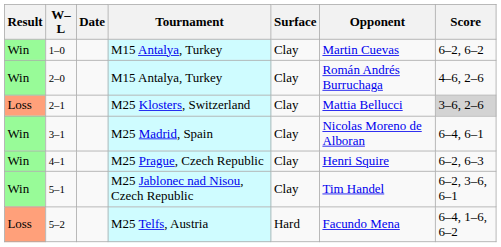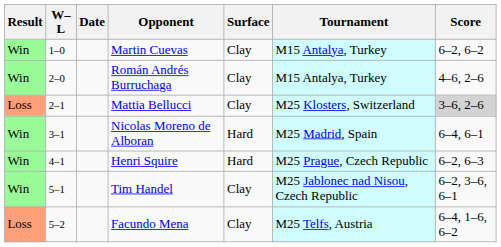columns swapped: (190, 22) <-> (377, 22)
(286, 133) Clay -> (240, 133) Hard
(286, 161) Clay -> (240, 161) Hard
(287, 224) Hard -> (239, 224) Clay
